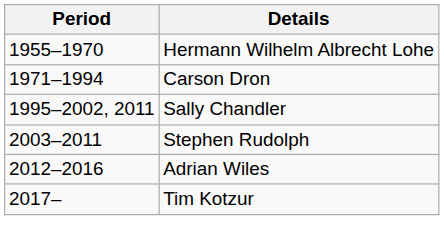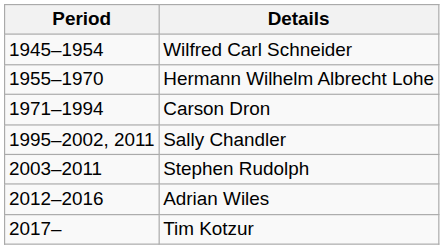+ row: (258, 49)
